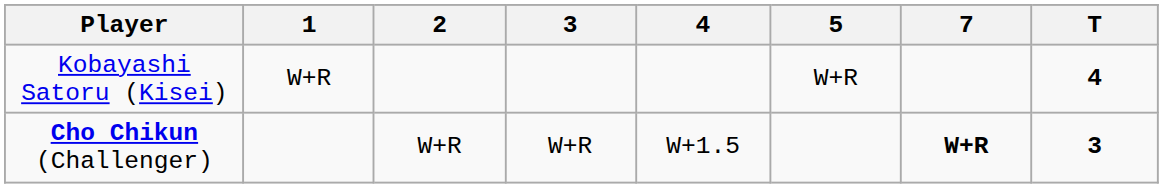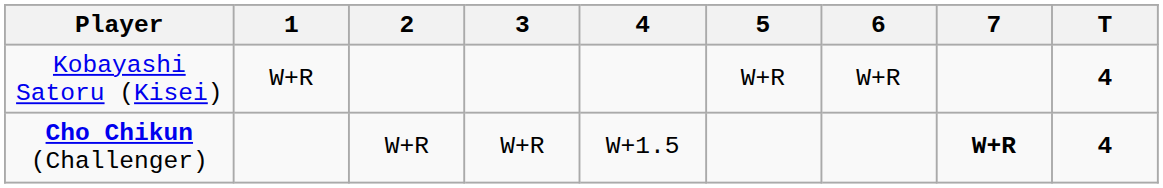+ column: (878, 25)
(1095, 148) 3 -> (1105, 148) 4
